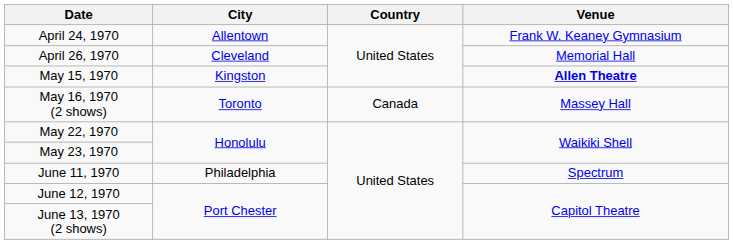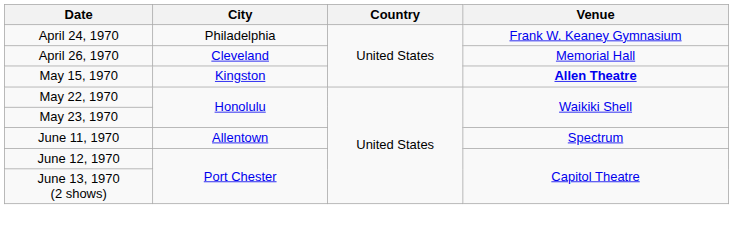(240, 35) Allentown -> (240, 35) Philadelphia
- row: (79, 104)
(240, 173) Philadelphia -> (240, 138) Allentown
